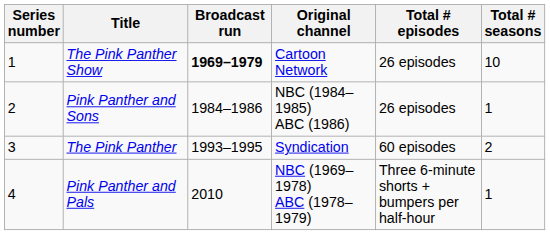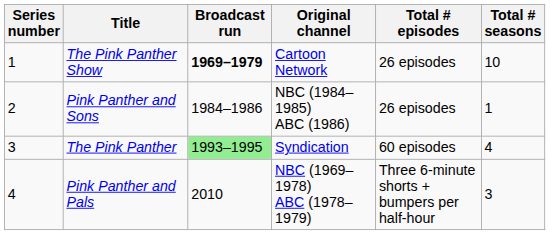(227, 147) no background -> (227, 147) lightgreen background
(488, 147) 2 -> (488, 147) 4
(488, 194) 1 -> (488, 194) 3
